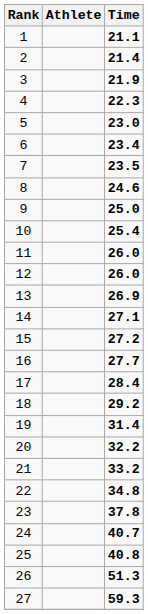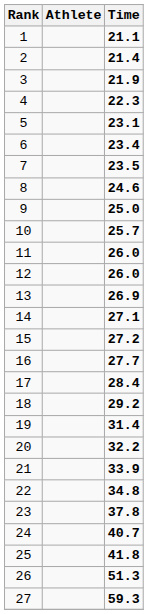(124, 123) 23.0 -> (124, 123) 23.1
(124, 231) 25.4 -> (124, 231) 25.7
(124, 469) 33.2 -> (124, 469) 33.9
(124, 556) 40.8 -> (124, 556) 41.8
